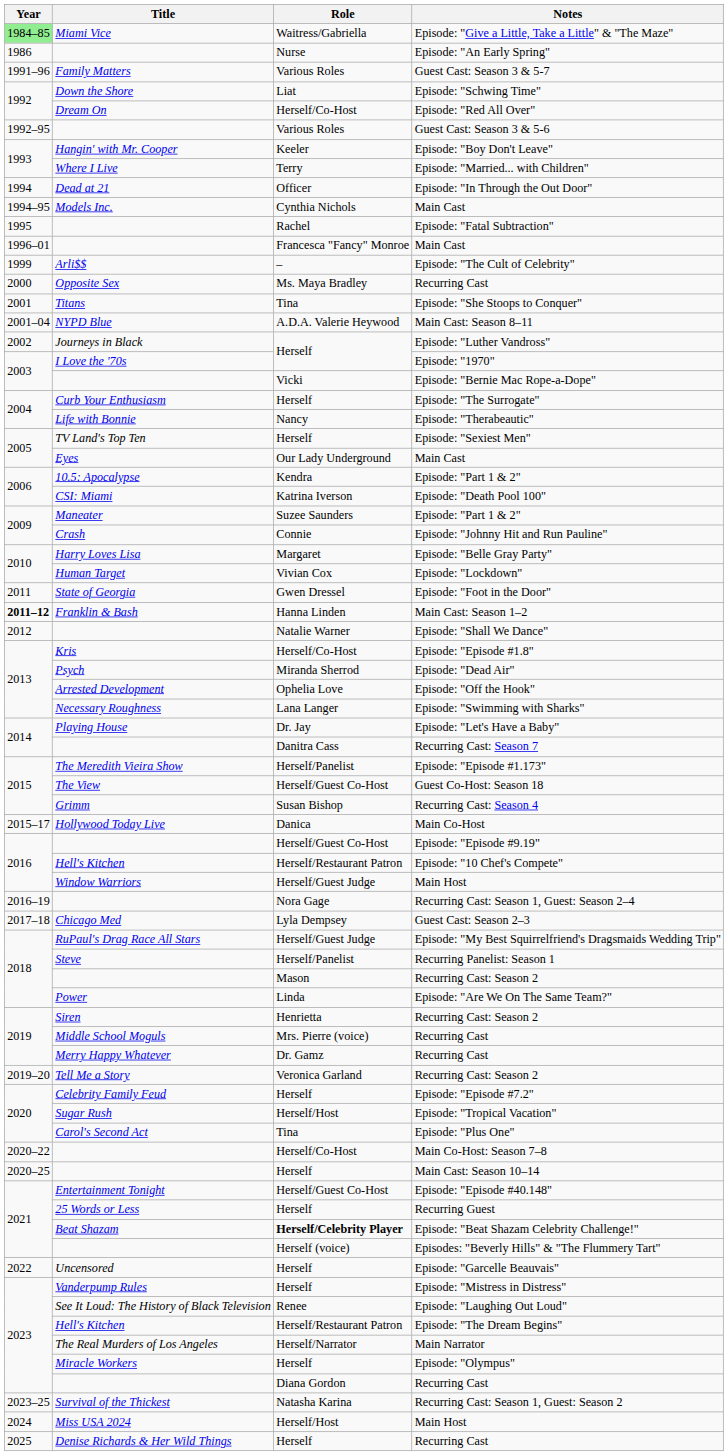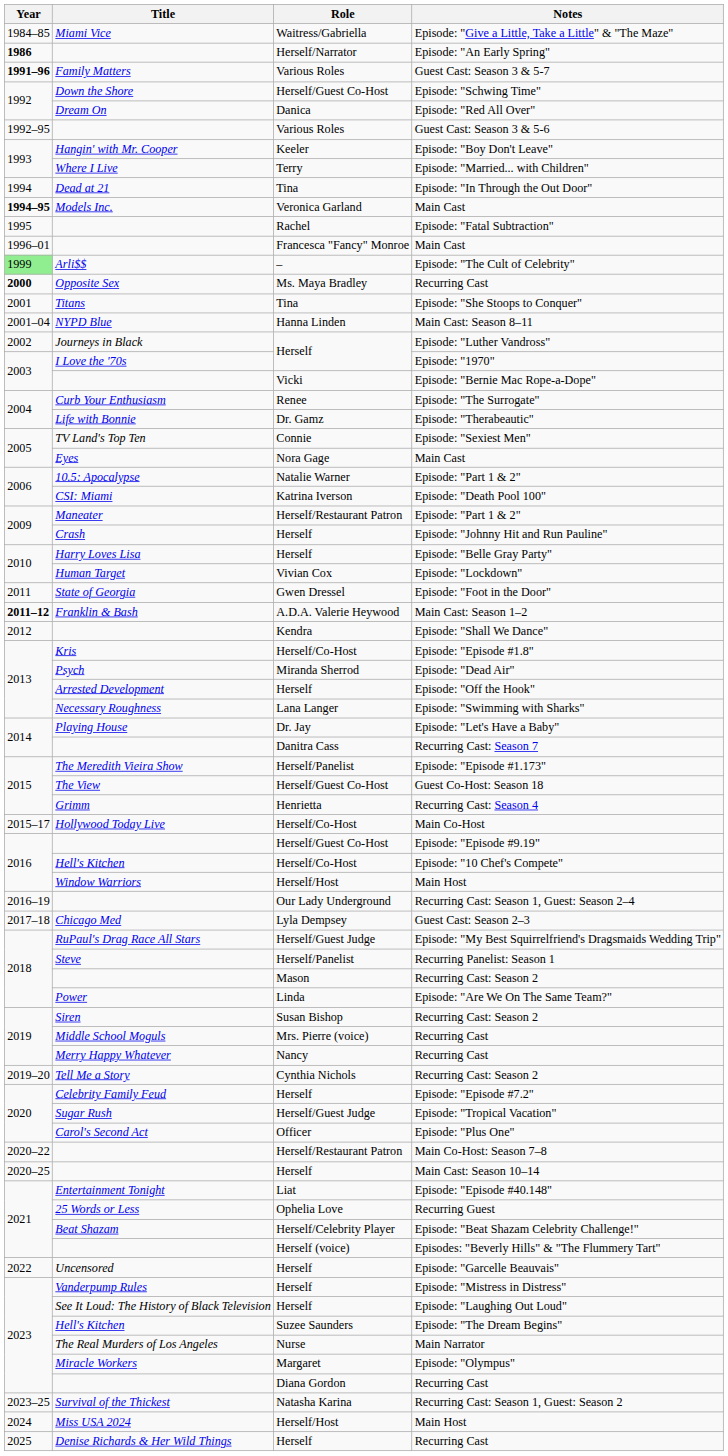(28, 33) lightgreen background -> (28, 33) no background
(19, 52) normal -> (19, 52) bold
(291, 52) Nurse -> (316, 52) Herself/Narrator
(28, 71) normal -> (28, 71) bold
(286, 91) Liat -> (332, 91) Herself/Guest Co-Host
(317, 110) Herself/Co-Host -> (294, 110) Danica
(294, 187) Officer -> (287, 187) Tina
(28, 206) normal -> (28, 206) bold
(316, 206) Cynthia Nichols -> (319, 206) Veronica Garland
(19, 264) no background -> (19, 264) lightgreen background
(19, 284) normal -> (19, 284) bold
(338, 322) A.D.A. Valerie Heywood -> (311, 322) Hanna Linden
(294, 399) Herself -> (292, 399) Renee
(292, 419) Nancy -> (300, 419) Dr. Gamz
(294, 438) Herself -> (294, 438) Connie
(334, 457) Our Lady Underground -> (303, 457) Nora Gage
(294, 476) Kendra -> (313, 476) Natalie Warner
(315, 515) Suzee Saunders -> (339, 515) Herself/Restaurant Patron
(294, 534) Connie -> (294, 534) Herself
(298, 554) Margaret -> (294, 554) Herself
(311, 611) Hanna Linden -> (338, 611) A.D.A. Valerie Heywood
(313, 631) Natalie Warner -> (294, 631) Kendra
(310, 689) Ophelia Love -> (294, 689) Herself
(310, 804) Susan Bishop -> (299, 804) Henrietta
(294, 824) Danica -> (317, 824) Herself/Co-Host
(339, 862) Herself/Restaurant Patron -> (317, 862) Herself/Co-Host
(326, 881) Herself/Guest Judge -> (307, 881) Herself/Host
(303, 901) Nora Gage -> (334, 901) Our Lady Underground
(299, 1016) Henrietta -> (310, 1016) Susan Bishop
(300, 1055) Dr. Gamz -> (292, 1055) Nancy
(319, 1074) Veronica Garland -> (316, 1074) Cynthia Nichols
(307, 1113) Herself/Host -> (326, 1113) Herself/Guest Judge
(287, 1132) Tina -> (294, 1132) Officer
(317, 1151) Herself/Co-Host -> (339, 1151) Herself/Restaurant Patron
(332, 1190) Herself/Guest Co-Host -> (286, 1190) Liat
(294, 1209) Herself -> (310, 1209) Ophelia Love
(340, 1229) bold -> (336, 1229) normal
(292, 1306) Renee -> (294, 1306) Herself
(339, 1325) Herself/Restaurant Patron -> (315, 1325) Suzee Saunders
(316, 1344) Herself/Narrator -> (291, 1344) Nurse
(294, 1364) Herself -> (298, 1364) Margaret
